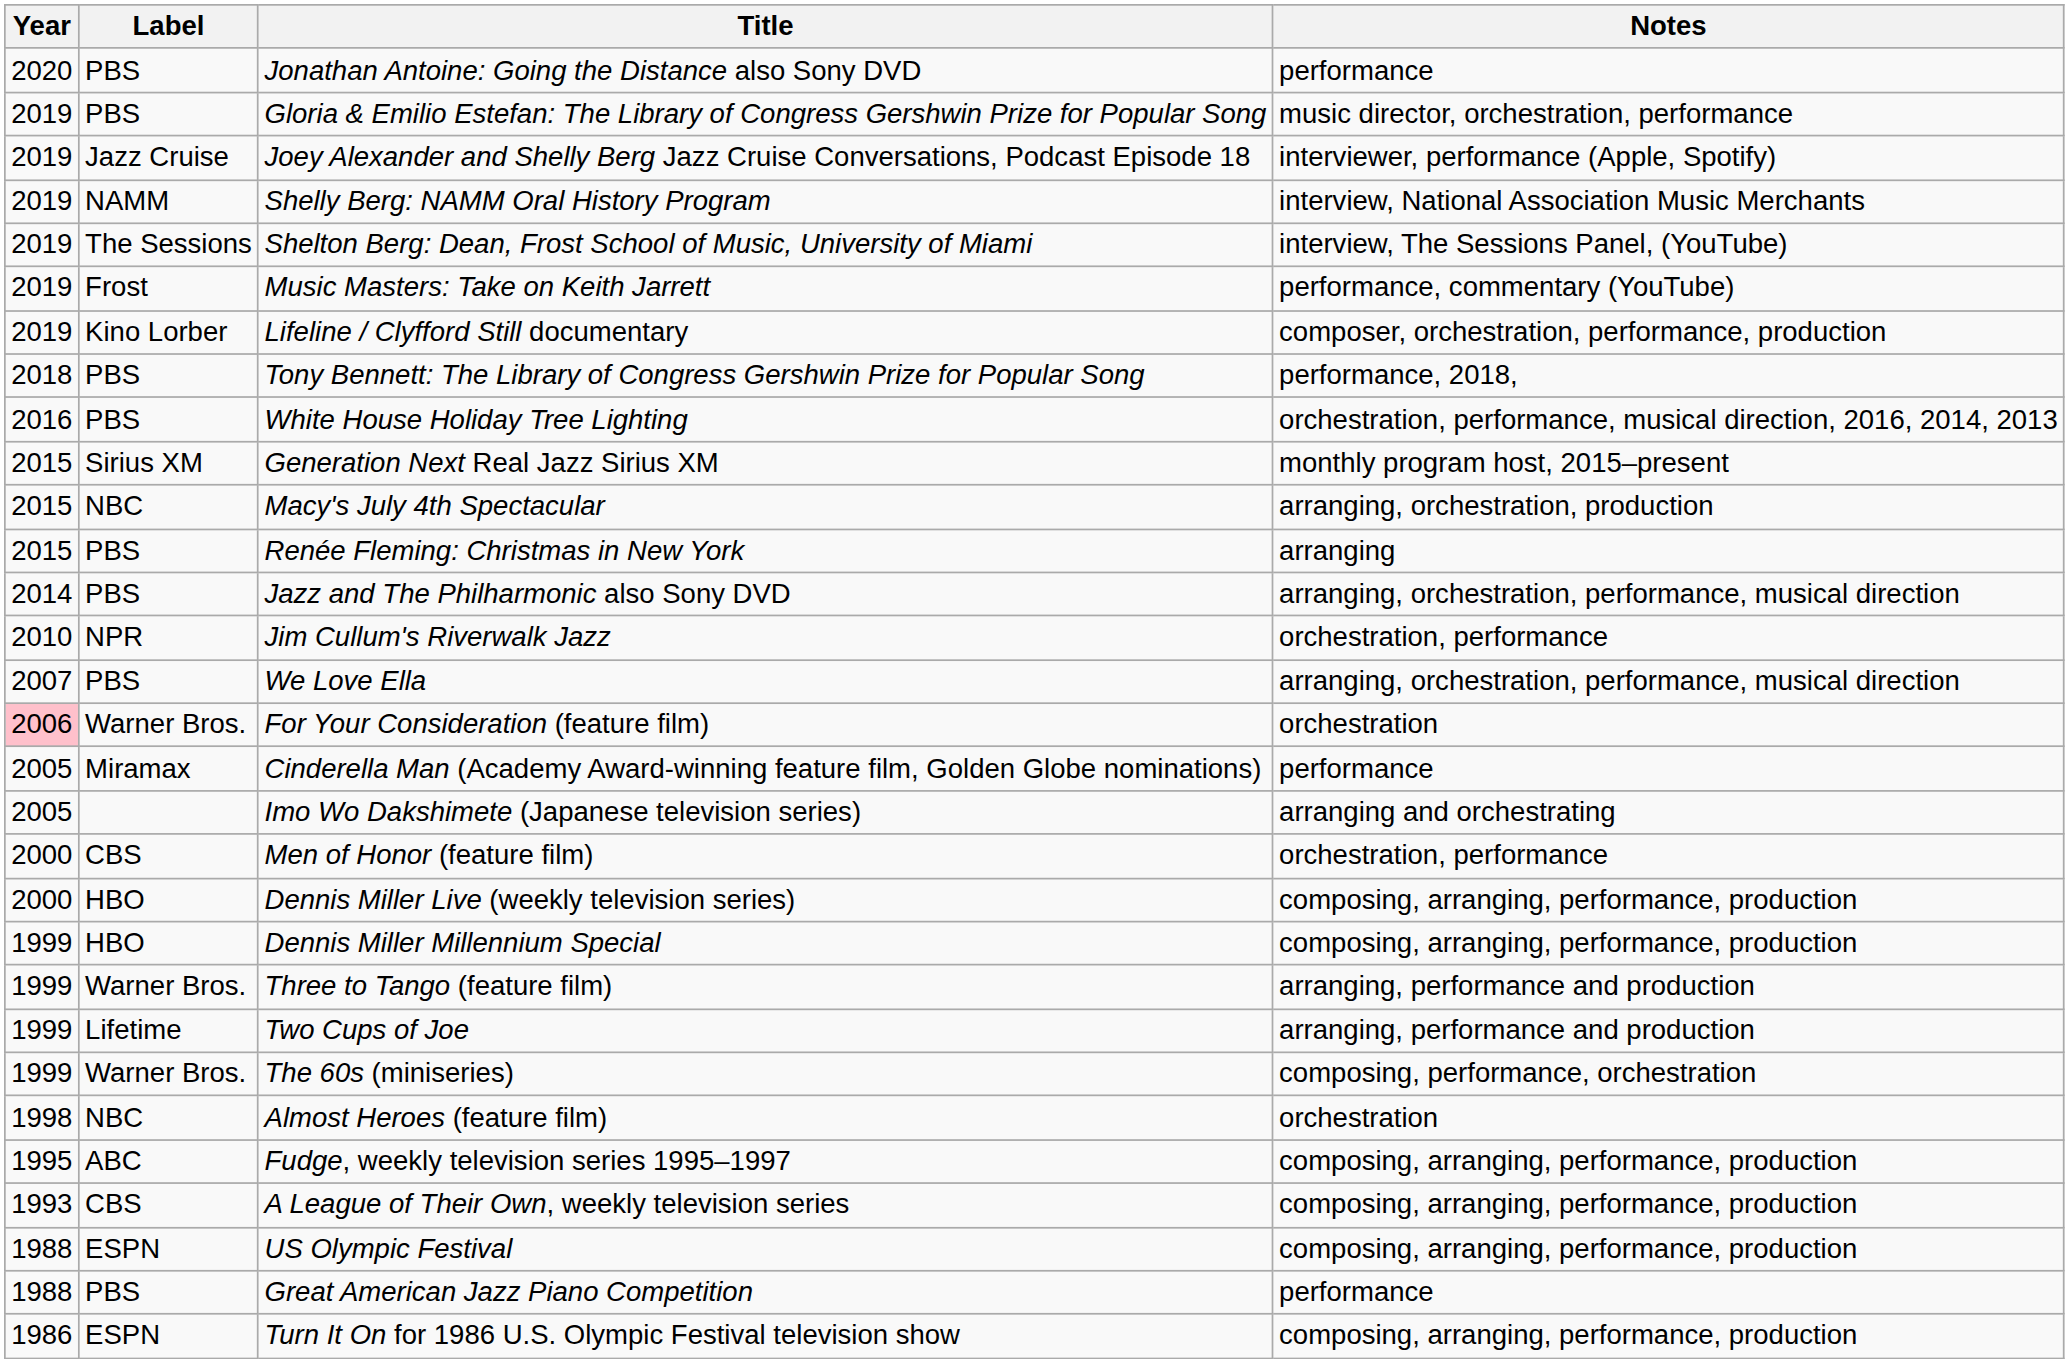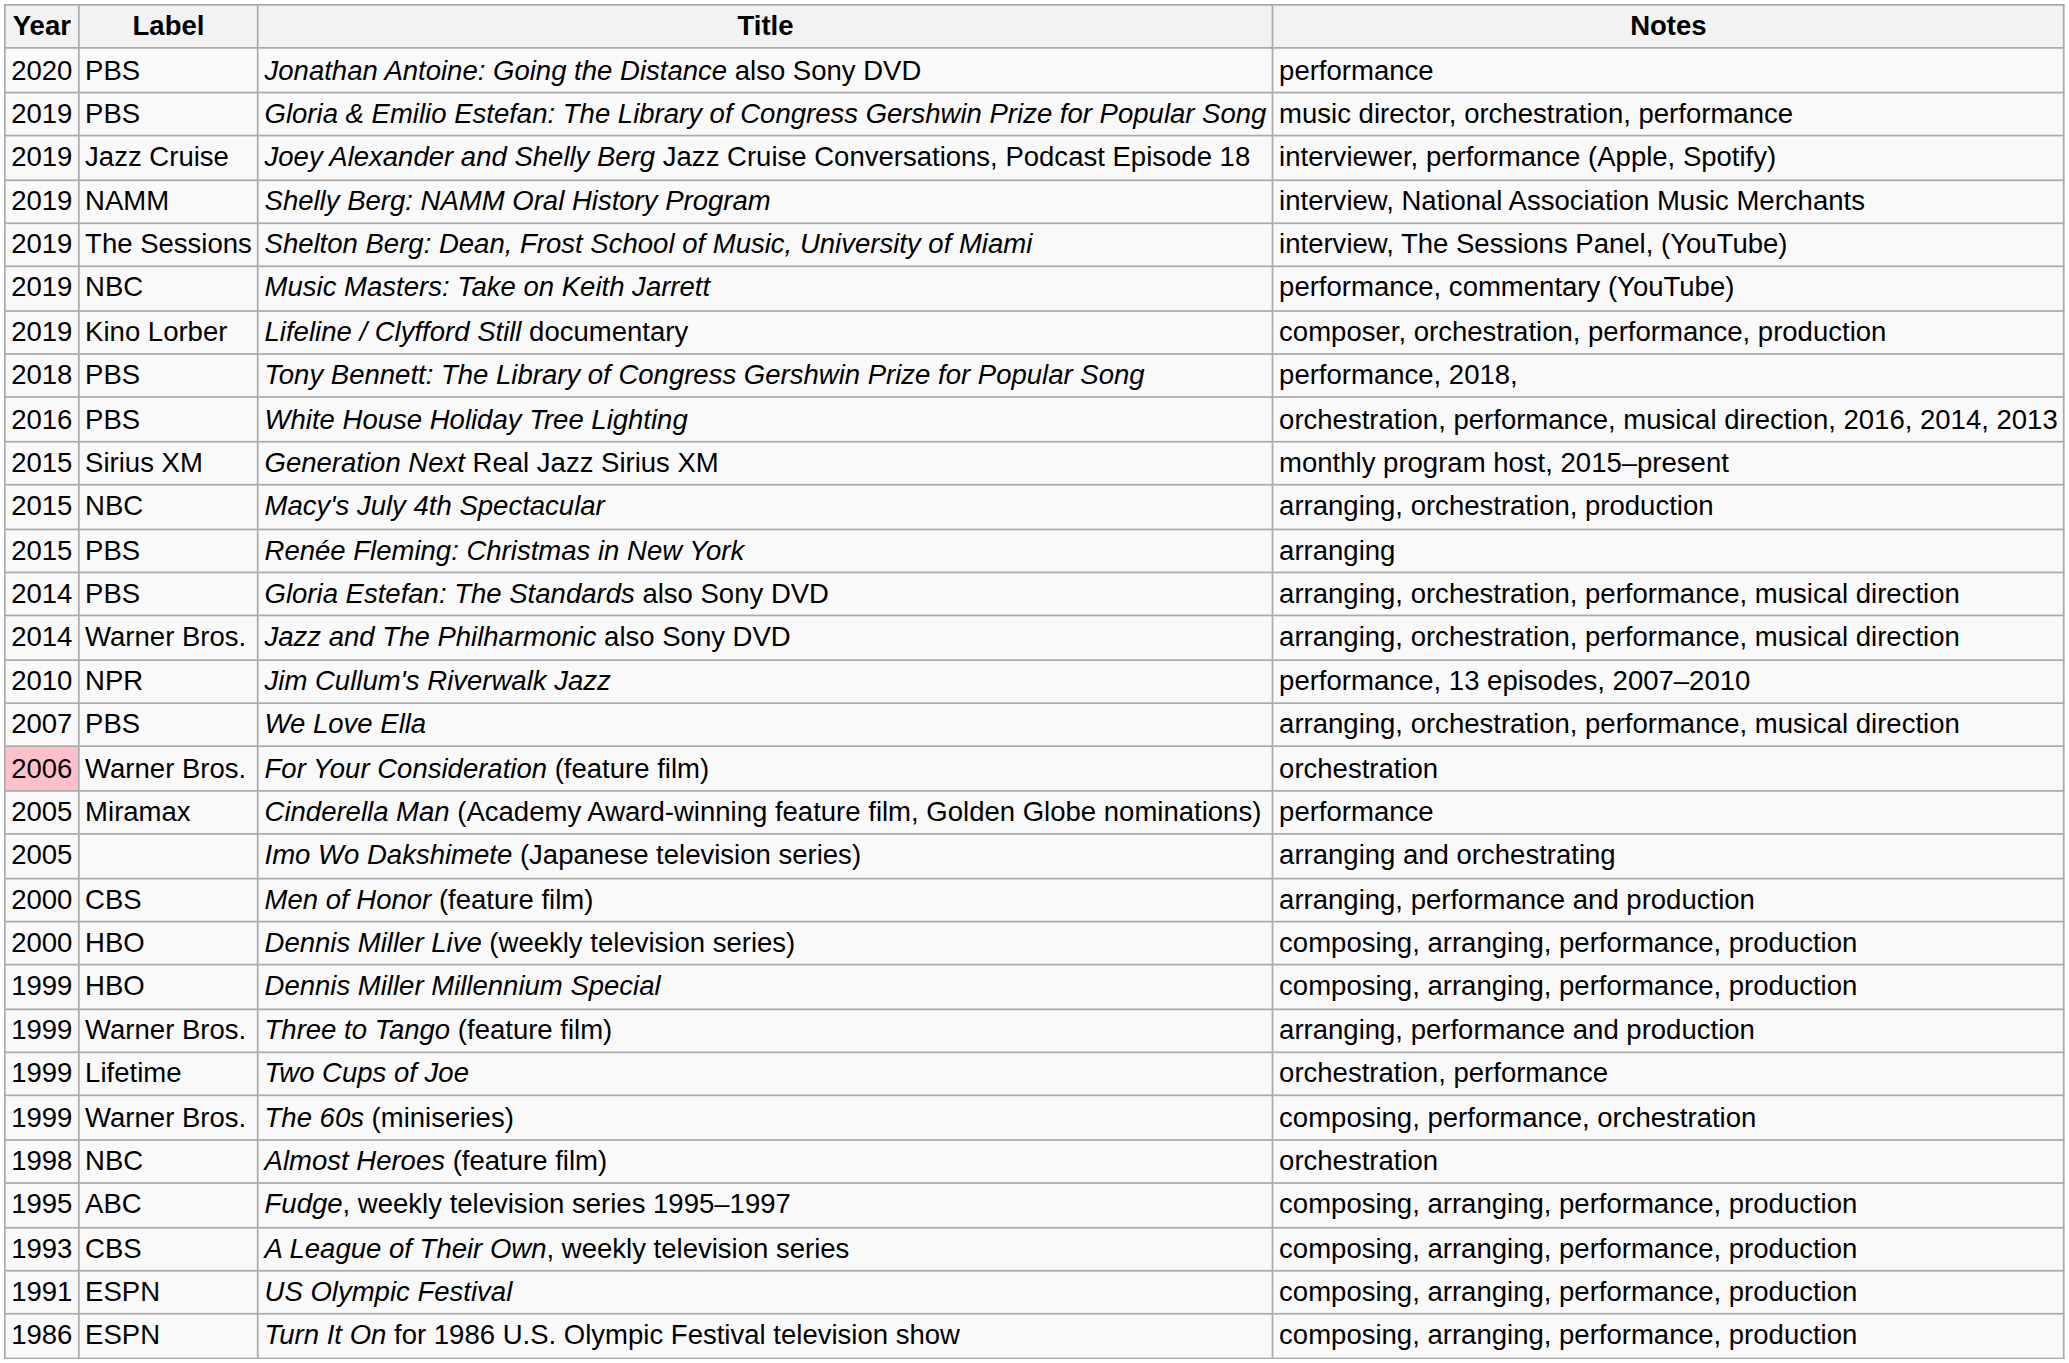(116, 288) Frost -> (114, 288) NBC
+ row: (547, 593)
(113, 593) PBS -> (166, 637) Warner Bros.
(1444, 637) orchestration, performance -> (1515, 680) performance, 13 episodes, 2007–2010
(1444, 855) orchestration, performance -> (1517, 899) arranging, performance and production
(1517, 1030) arranging, performance and production -> (1444, 1073) orchestration, performance
(42, 1248) 1988 -> (42, 1292) 1991
- row: (509, 1292)
